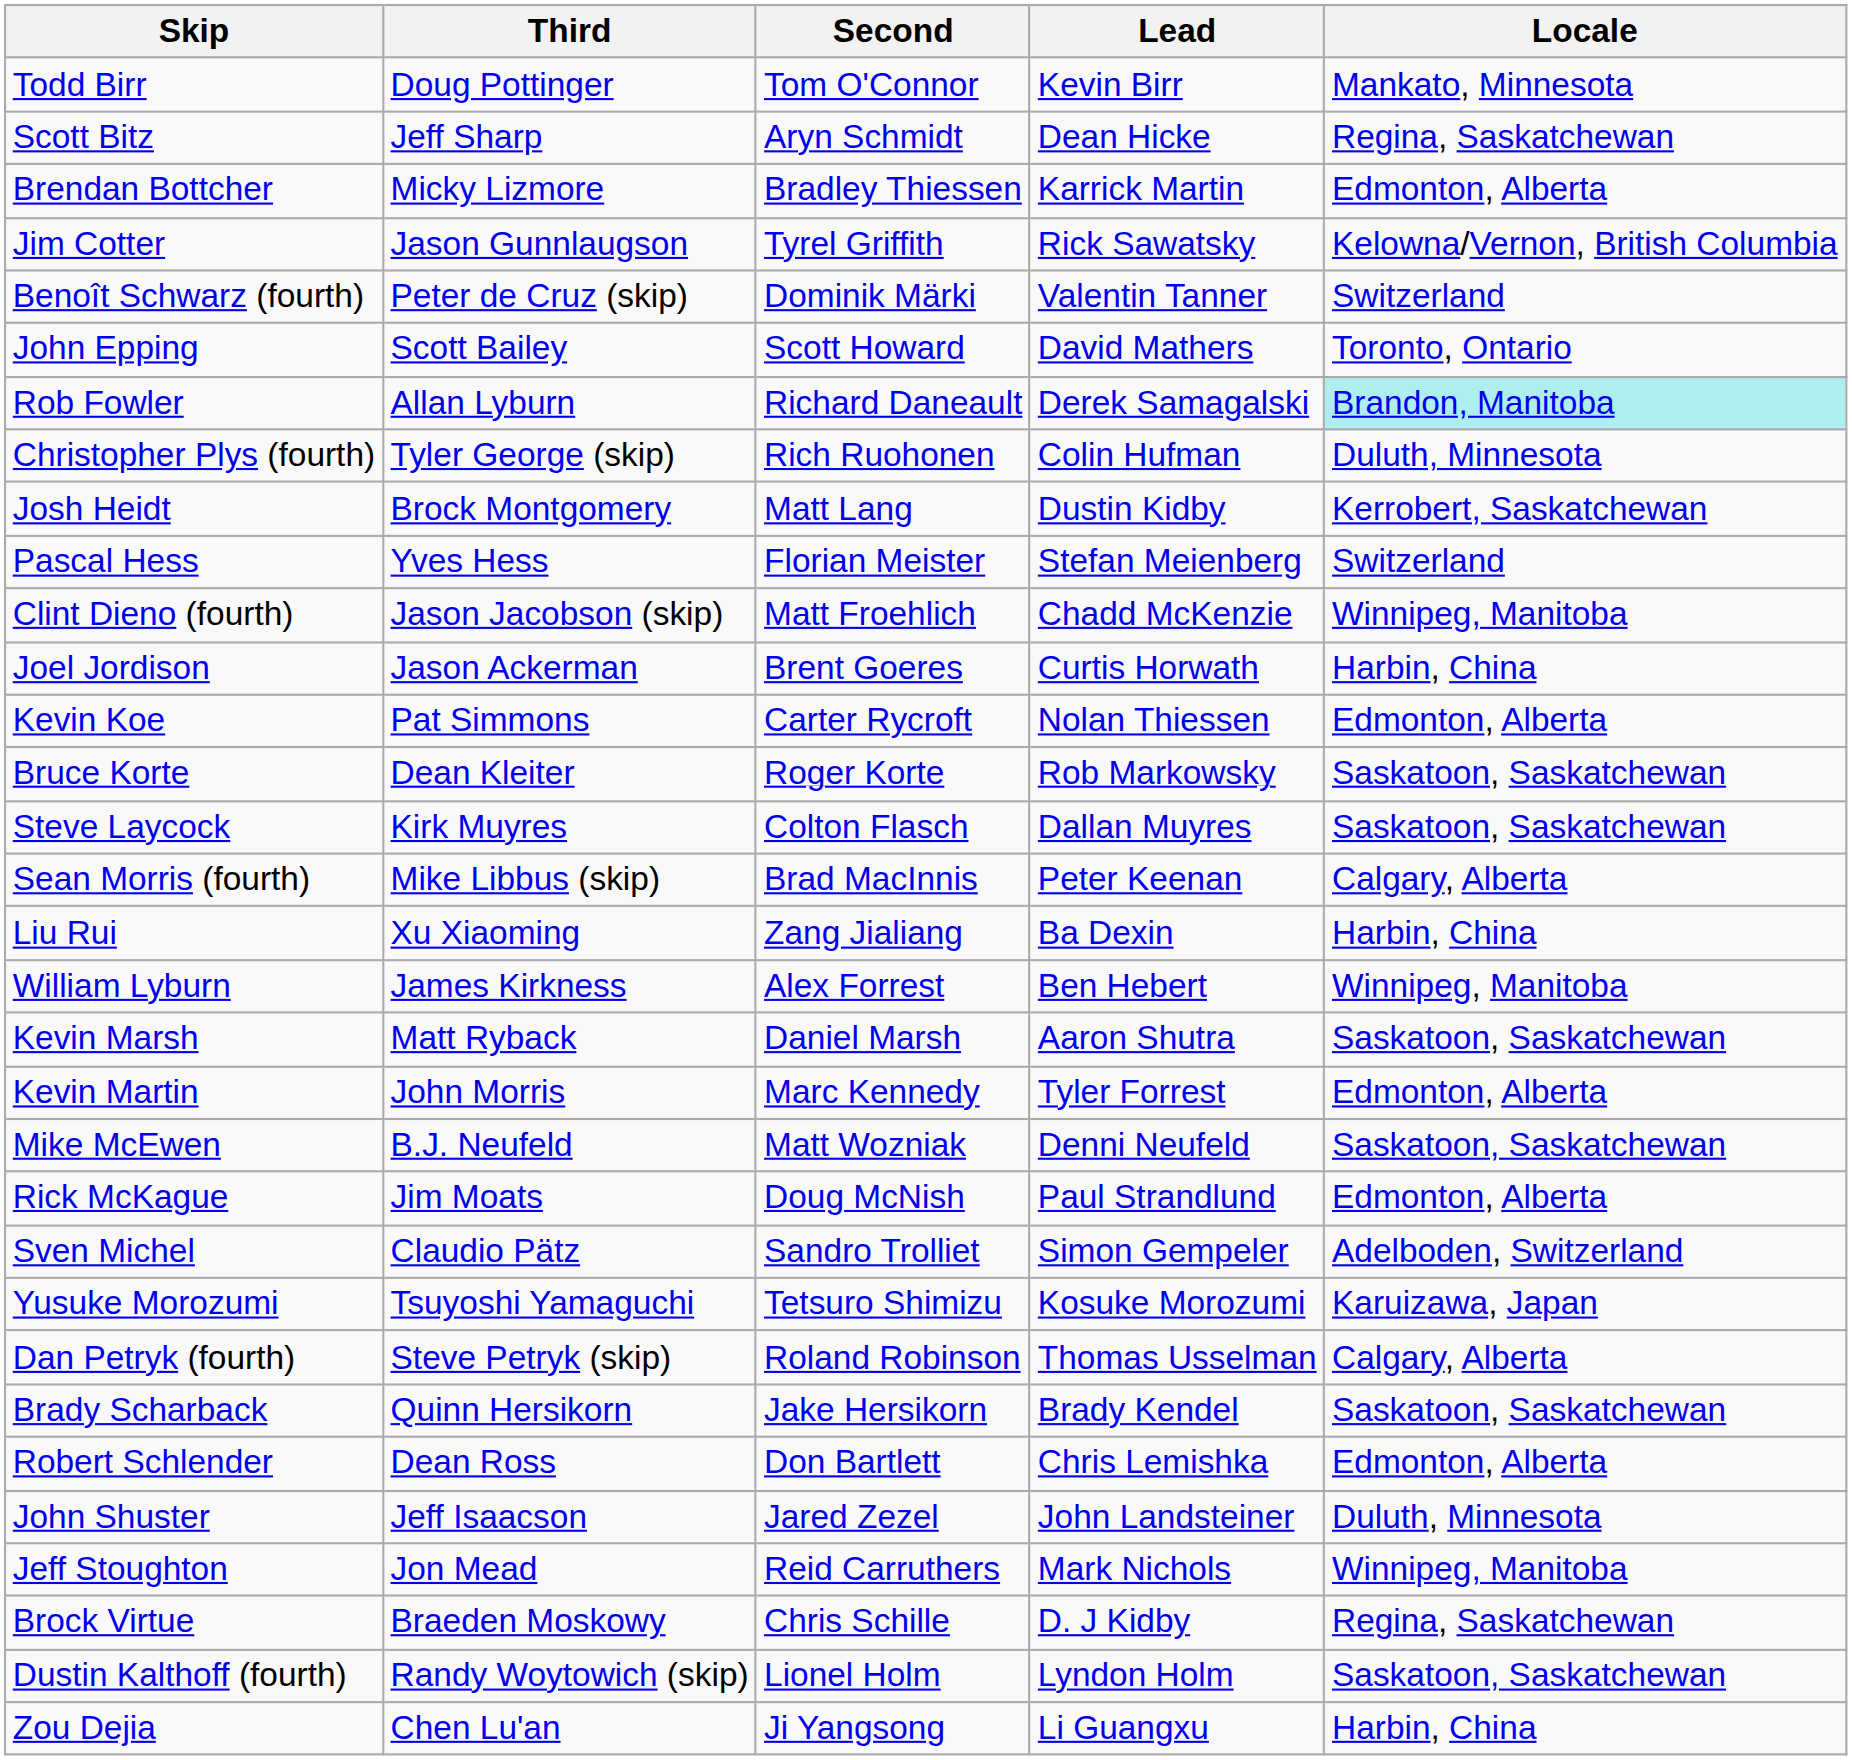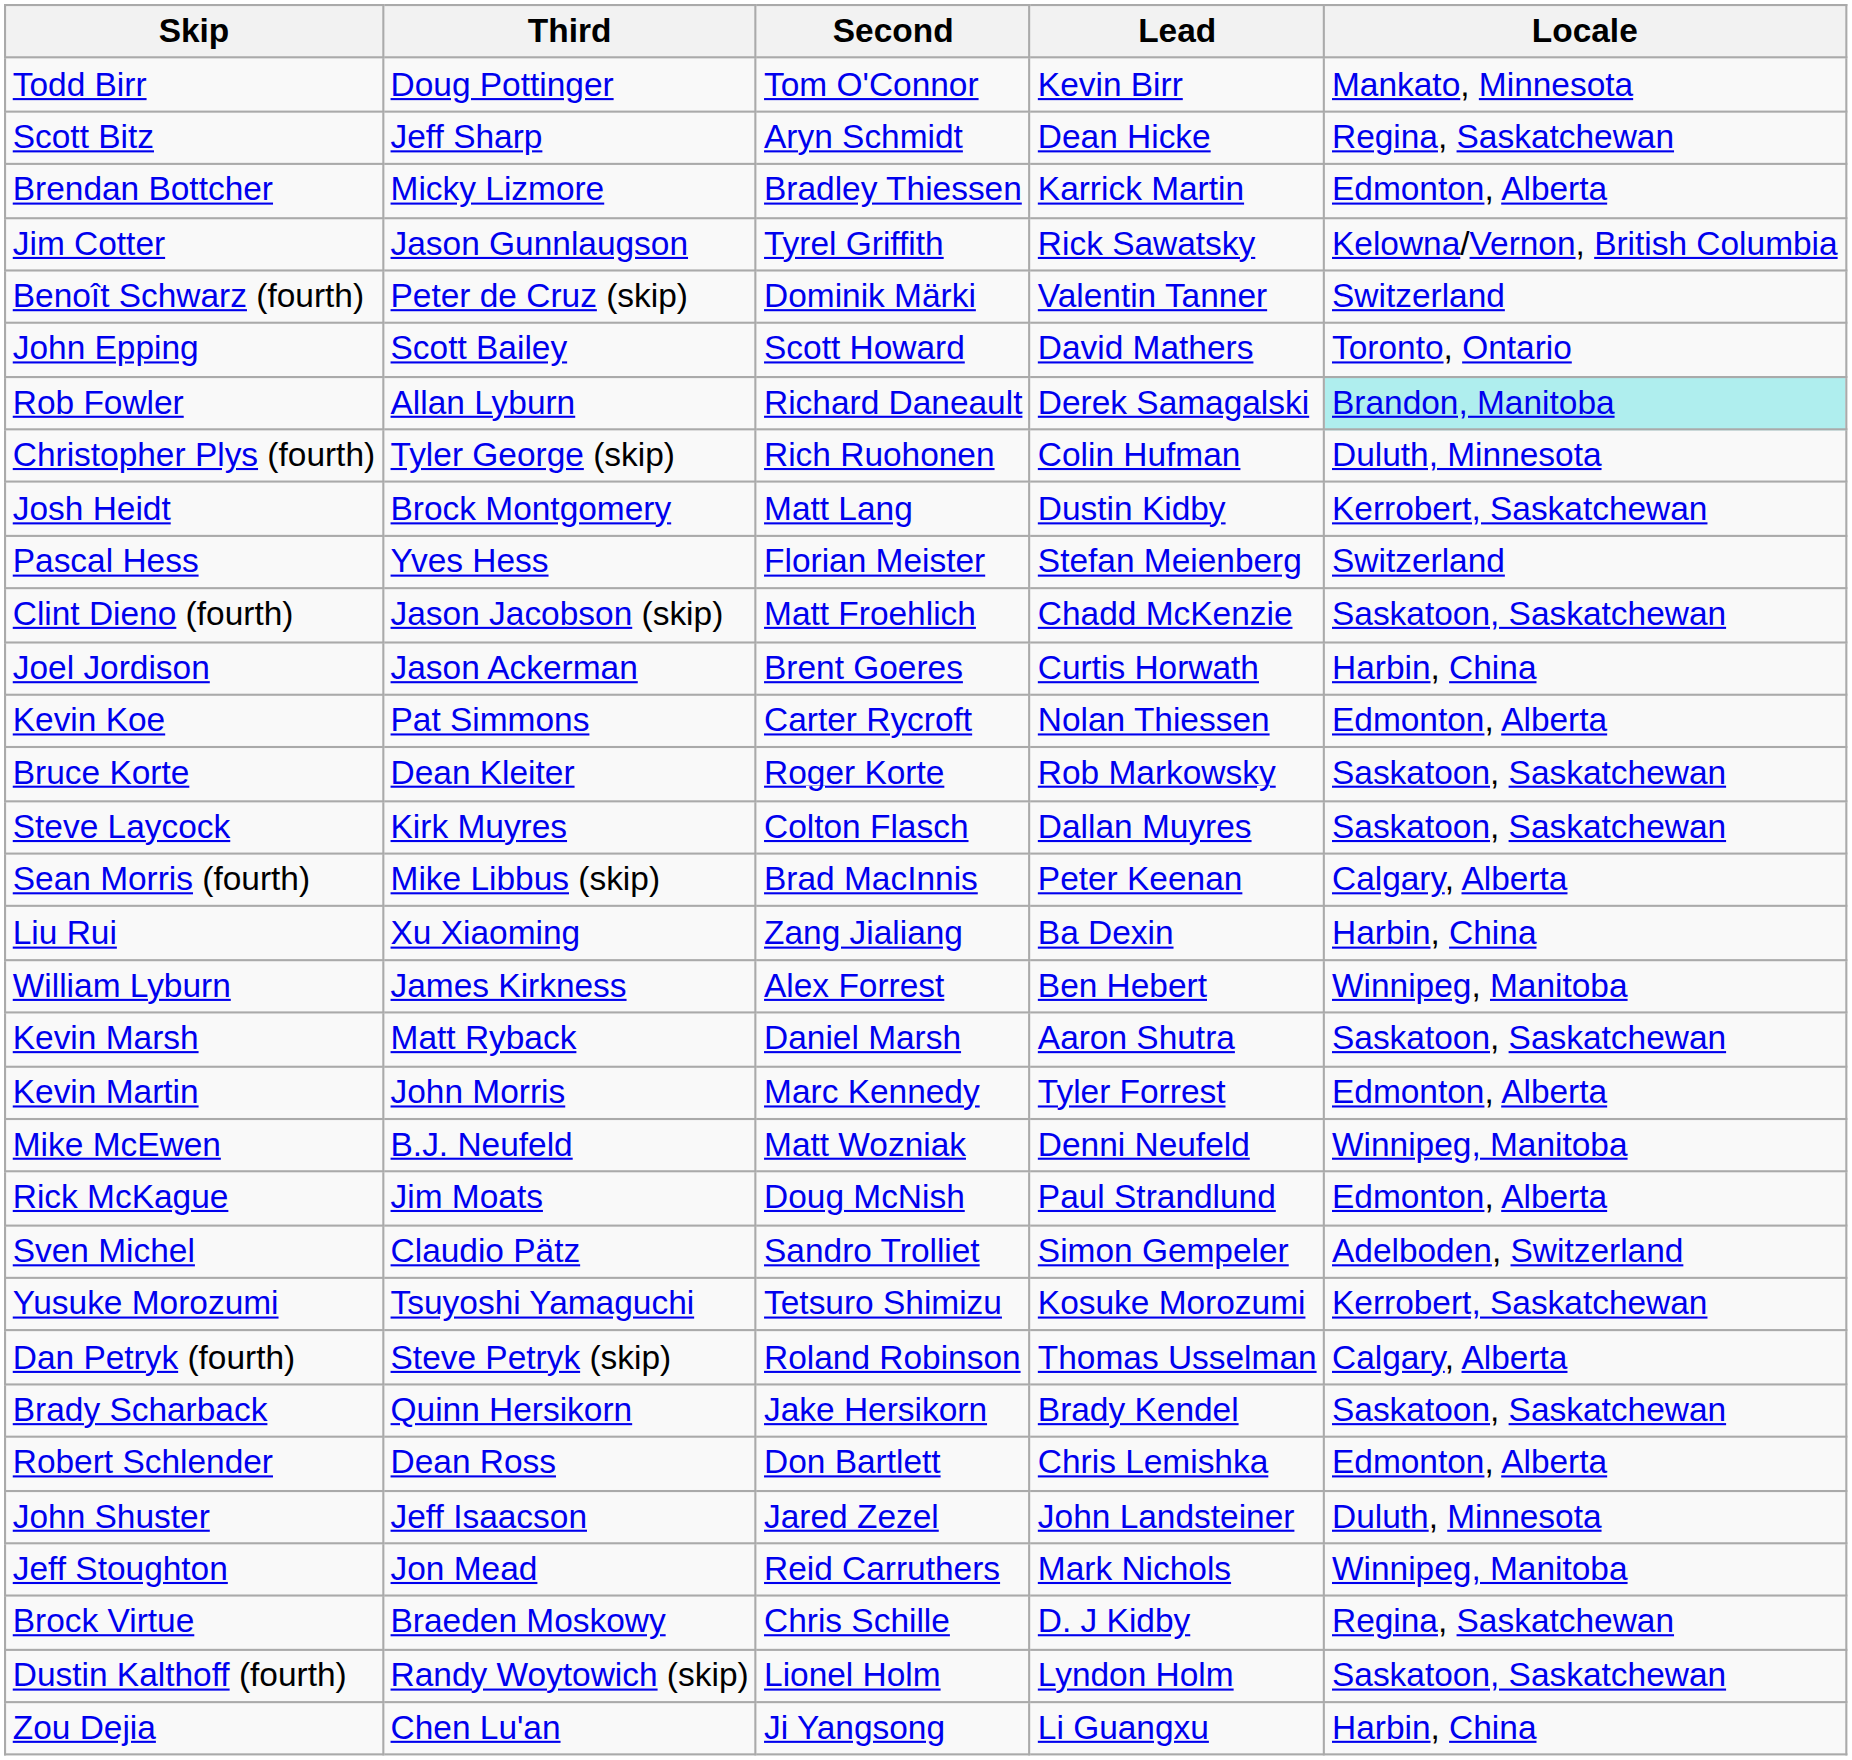(1480, 614) Winnipeg, Manitoba -> (1529, 614) Saskatoon, Saskatchewan
(1529, 1144) Saskatoon, Saskatchewan -> (1480, 1144) Winnipeg, Manitoba
(1465, 1303) Karuizawa, Japan -> (1520, 1303) Kerrobert, Saskatchewan
